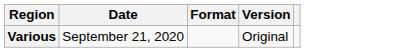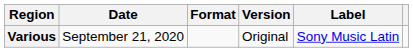+ column: (348, 15)
